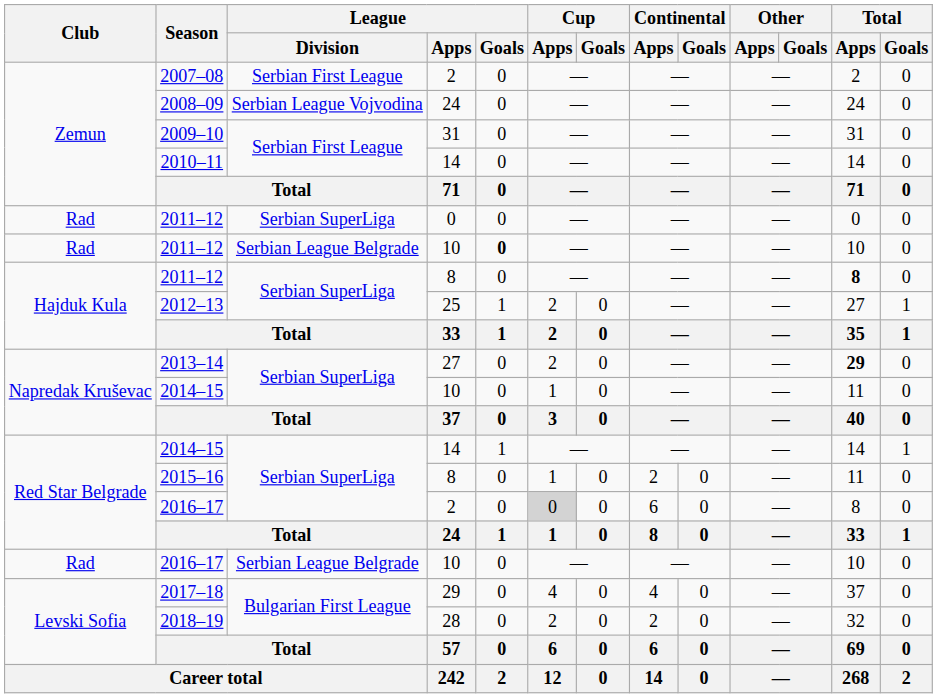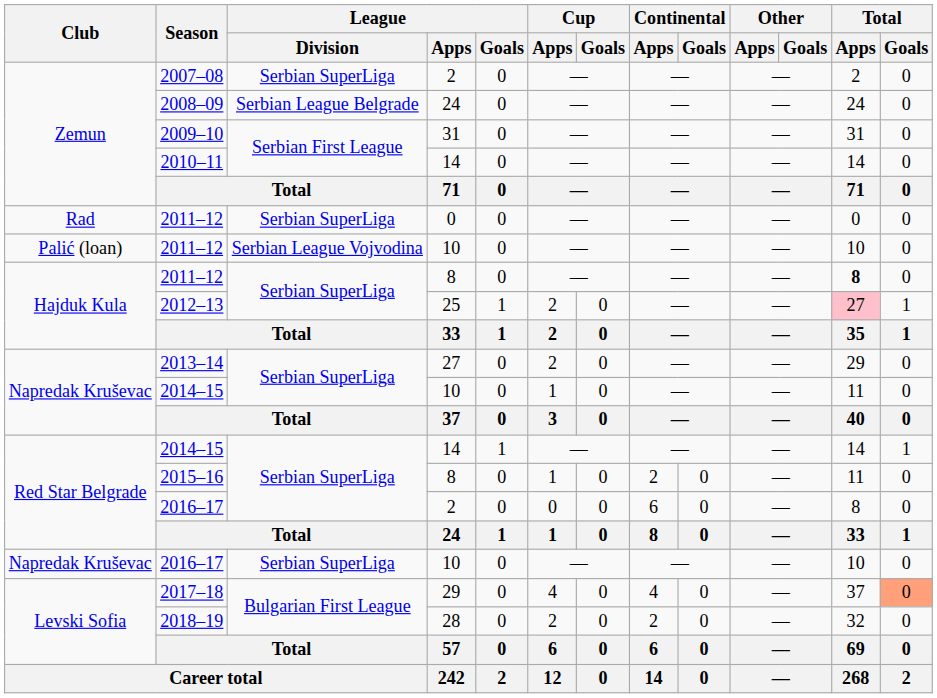(327, 76) Serbian First League -> (327, 76) Serbian SuperLiga
(327, 104) Serbian League Vojvodina -> (327, 104) Serbian League Belgrade
(80, 248) Rad -> (80, 248) Palić (loan)
(327, 248) Serbian League Belgrade -> (327, 248) Serbian League Vojvodina
(502, 248) bold -> (502, 248) normal
(856, 305) no background -> (856, 305) pink background
(856, 362) bold -> (856, 362) normal
(552, 506) lightgrey background -> (552, 506) no background
(80, 563) Rad -> (80, 563) Napredak Kruševac
(327, 563) Serbian League Belgrade -> (327, 563) Serbian SuperLiga
(906, 592) no background -> (906, 592) lightsalmon background
